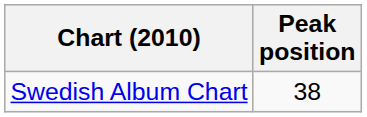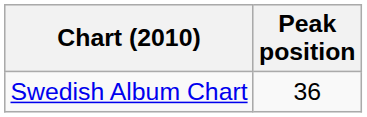(307, 91) 38 -> (307, 91) 36
